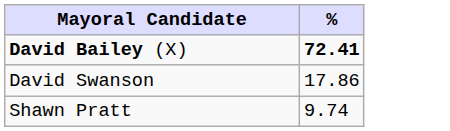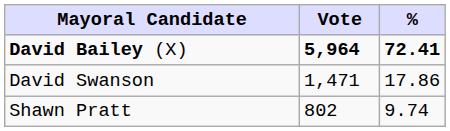+ column: (340, 20)
